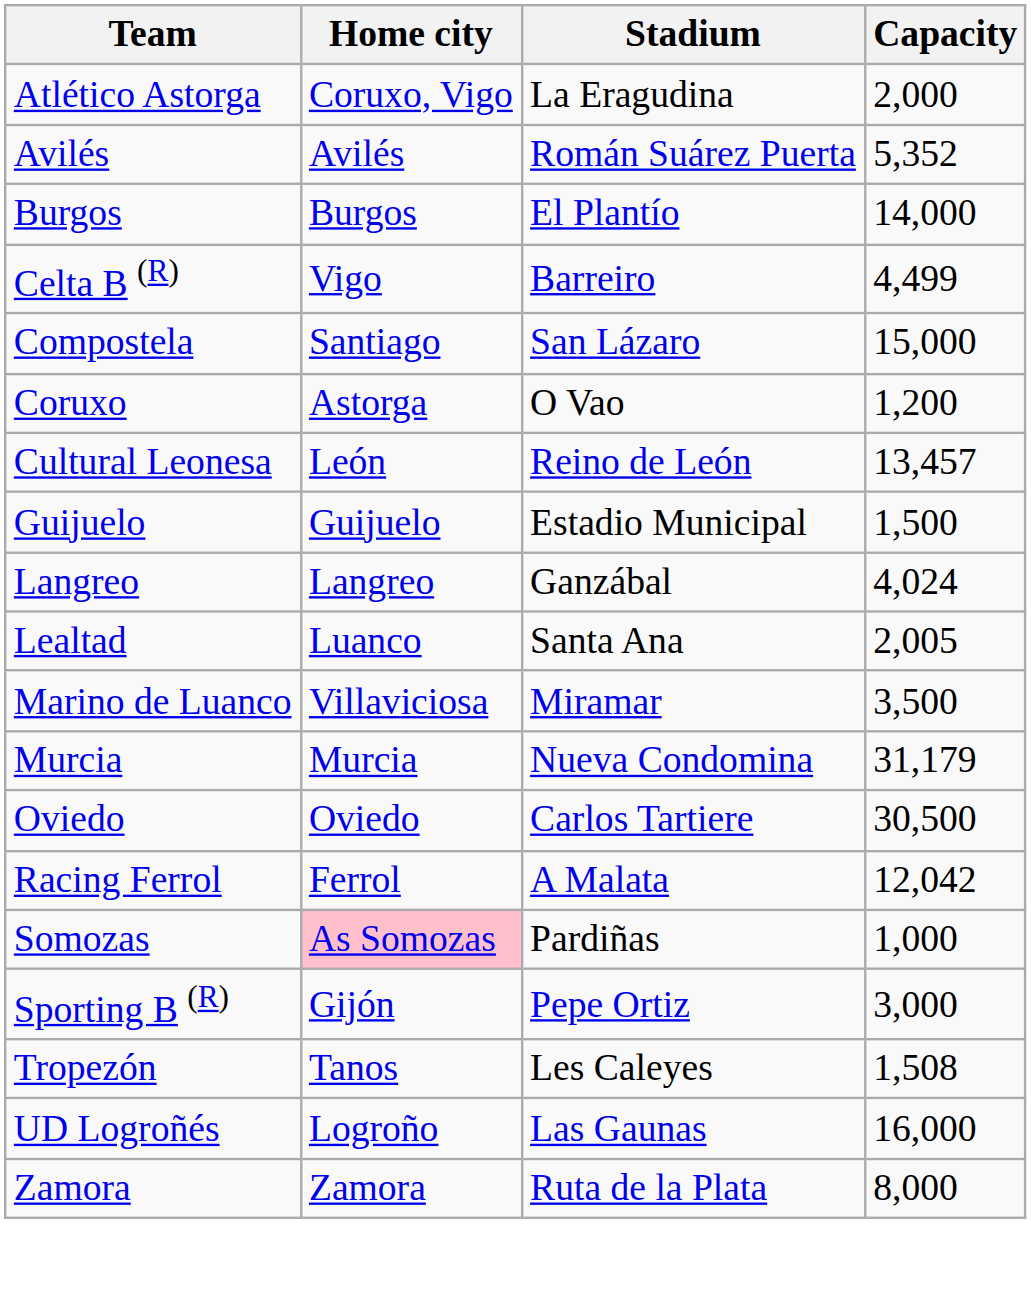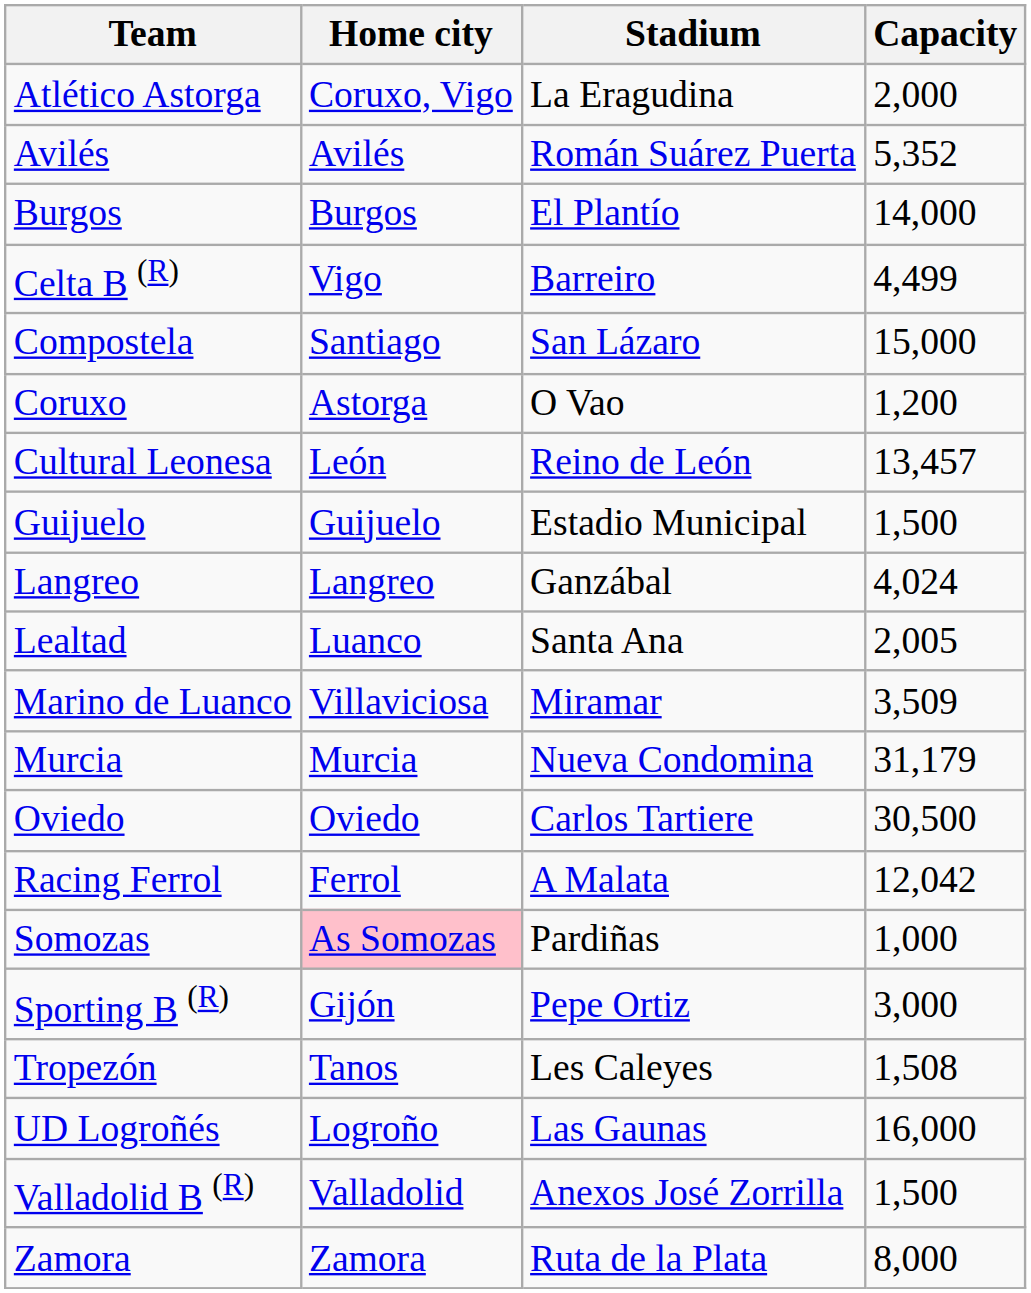(916, 700) 3,500 -> (916, 700) 3,509
+ row: (134, 1192)
